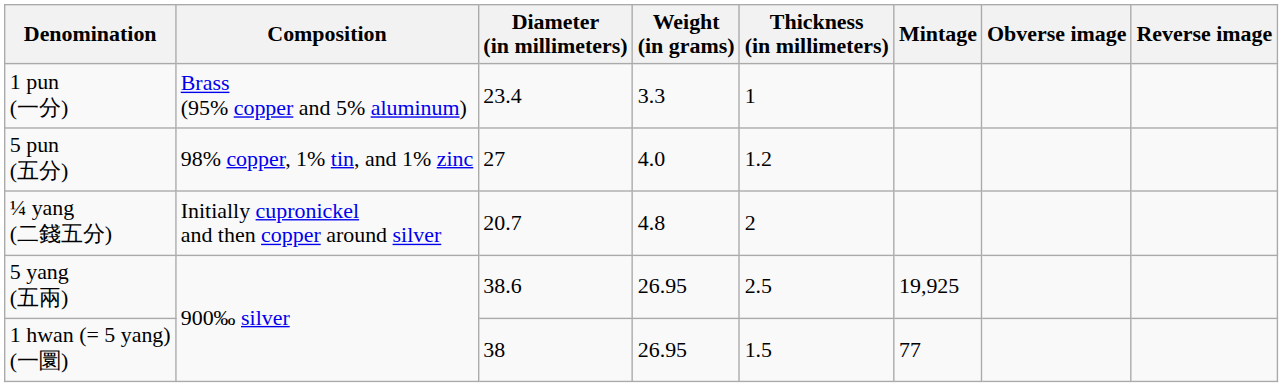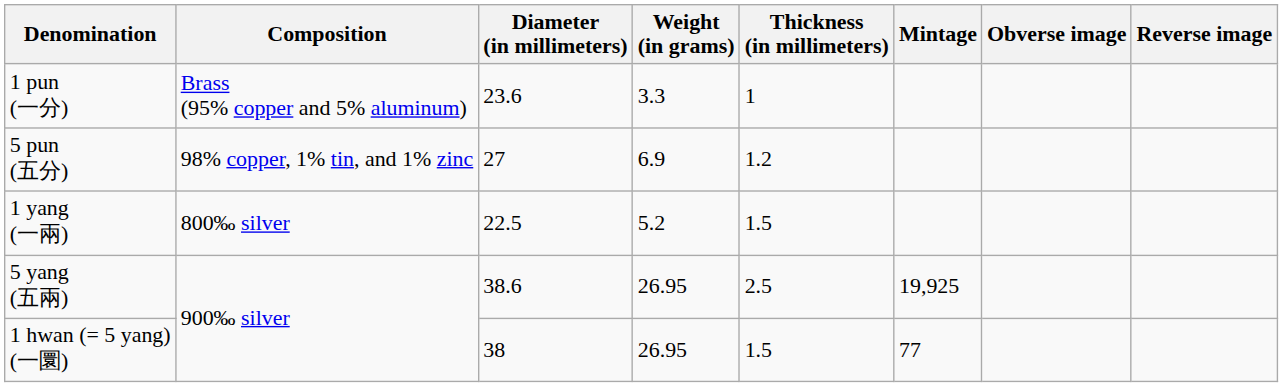(503, 95) 23.4 -> (503, 95) 23.6
(651, 159) 4.0 -> (651, 159) 6.9
- row: (61, 221)
+ row: (39, 221)
